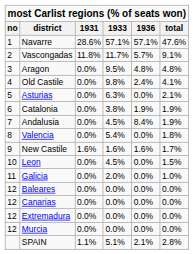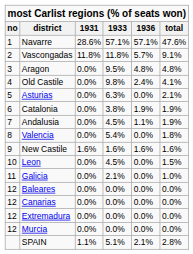(117, 55) 11.7% -> (117, 55) 11.8%
(143, 122) 8.4% -> (143, 122) 1.1%
(172, 149) 1.7% -> (172, 149) 1.6%
(115, 175) 2.0% -> (115, 175) 2.1%
